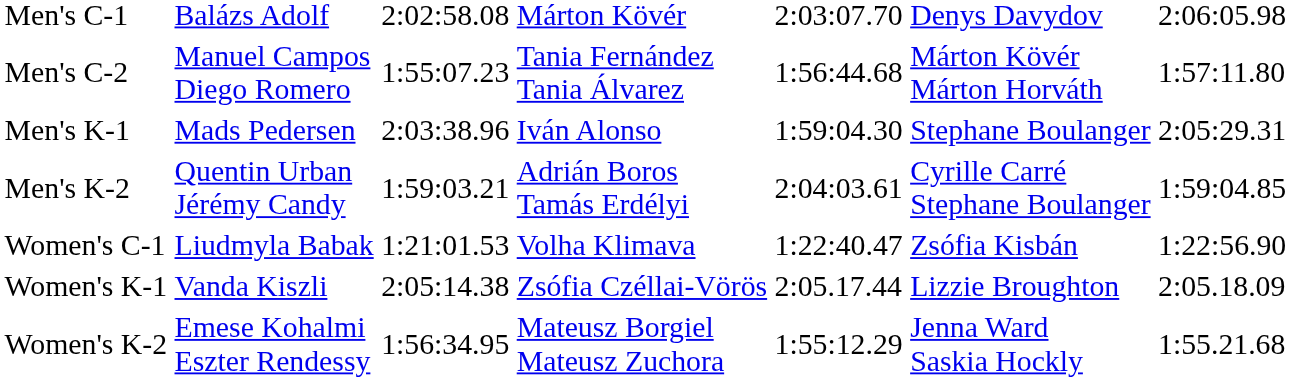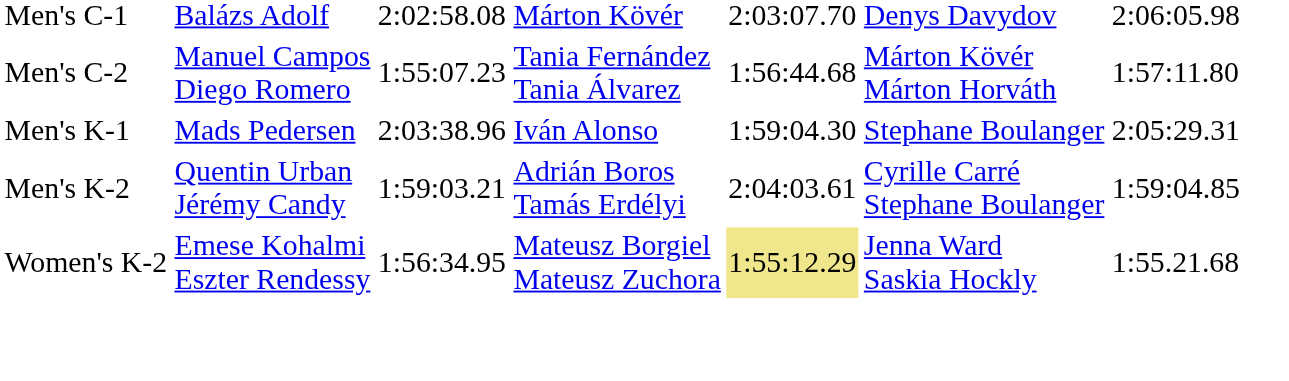- row: (85, 245)
- row: (86, 286)
(839, 344) no background -> (792, 262) khaki background
